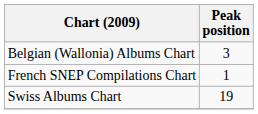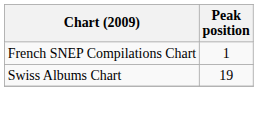- row: (101, 53)
